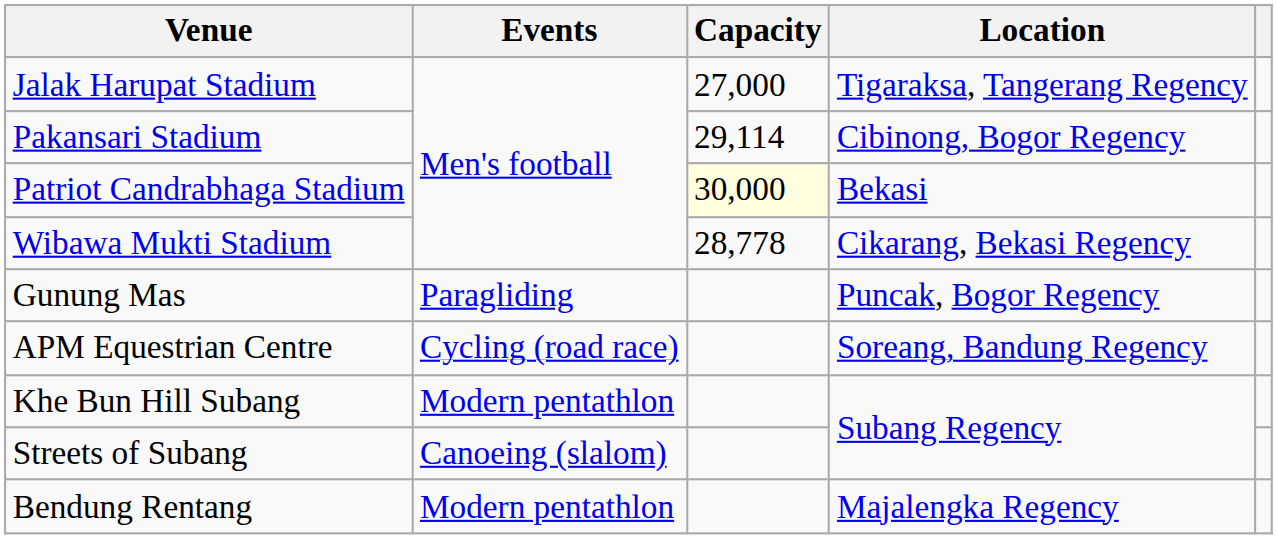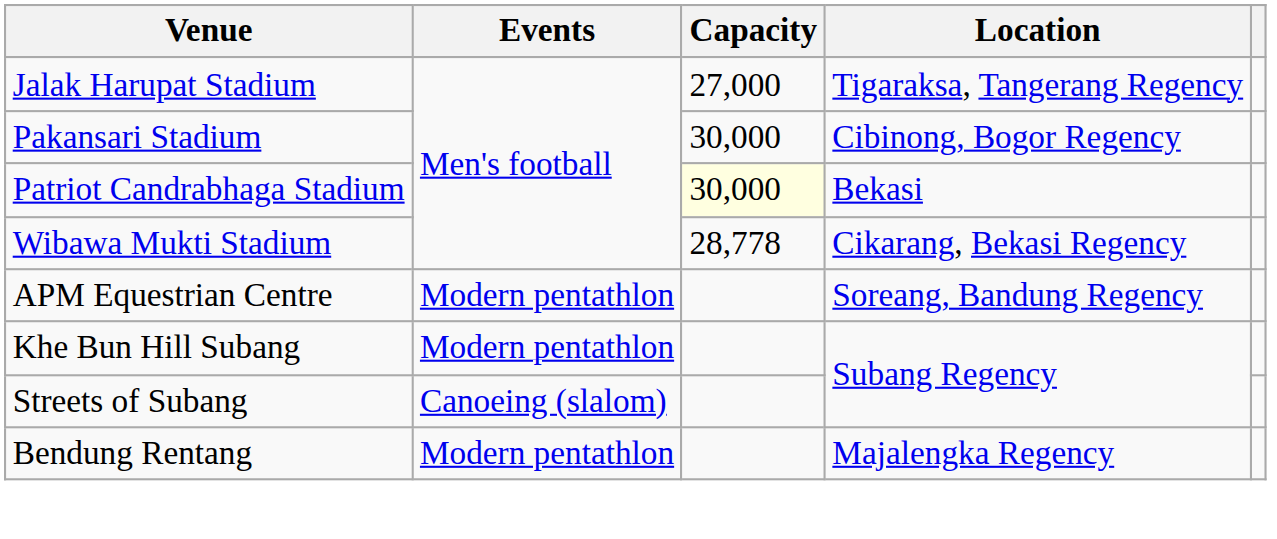(739, 136) 29,114 -> (735, 136) 30,000
- row: (99, 294)
(549, 347) Cycling (road race) -> (547, 294) Modern pentathlon
